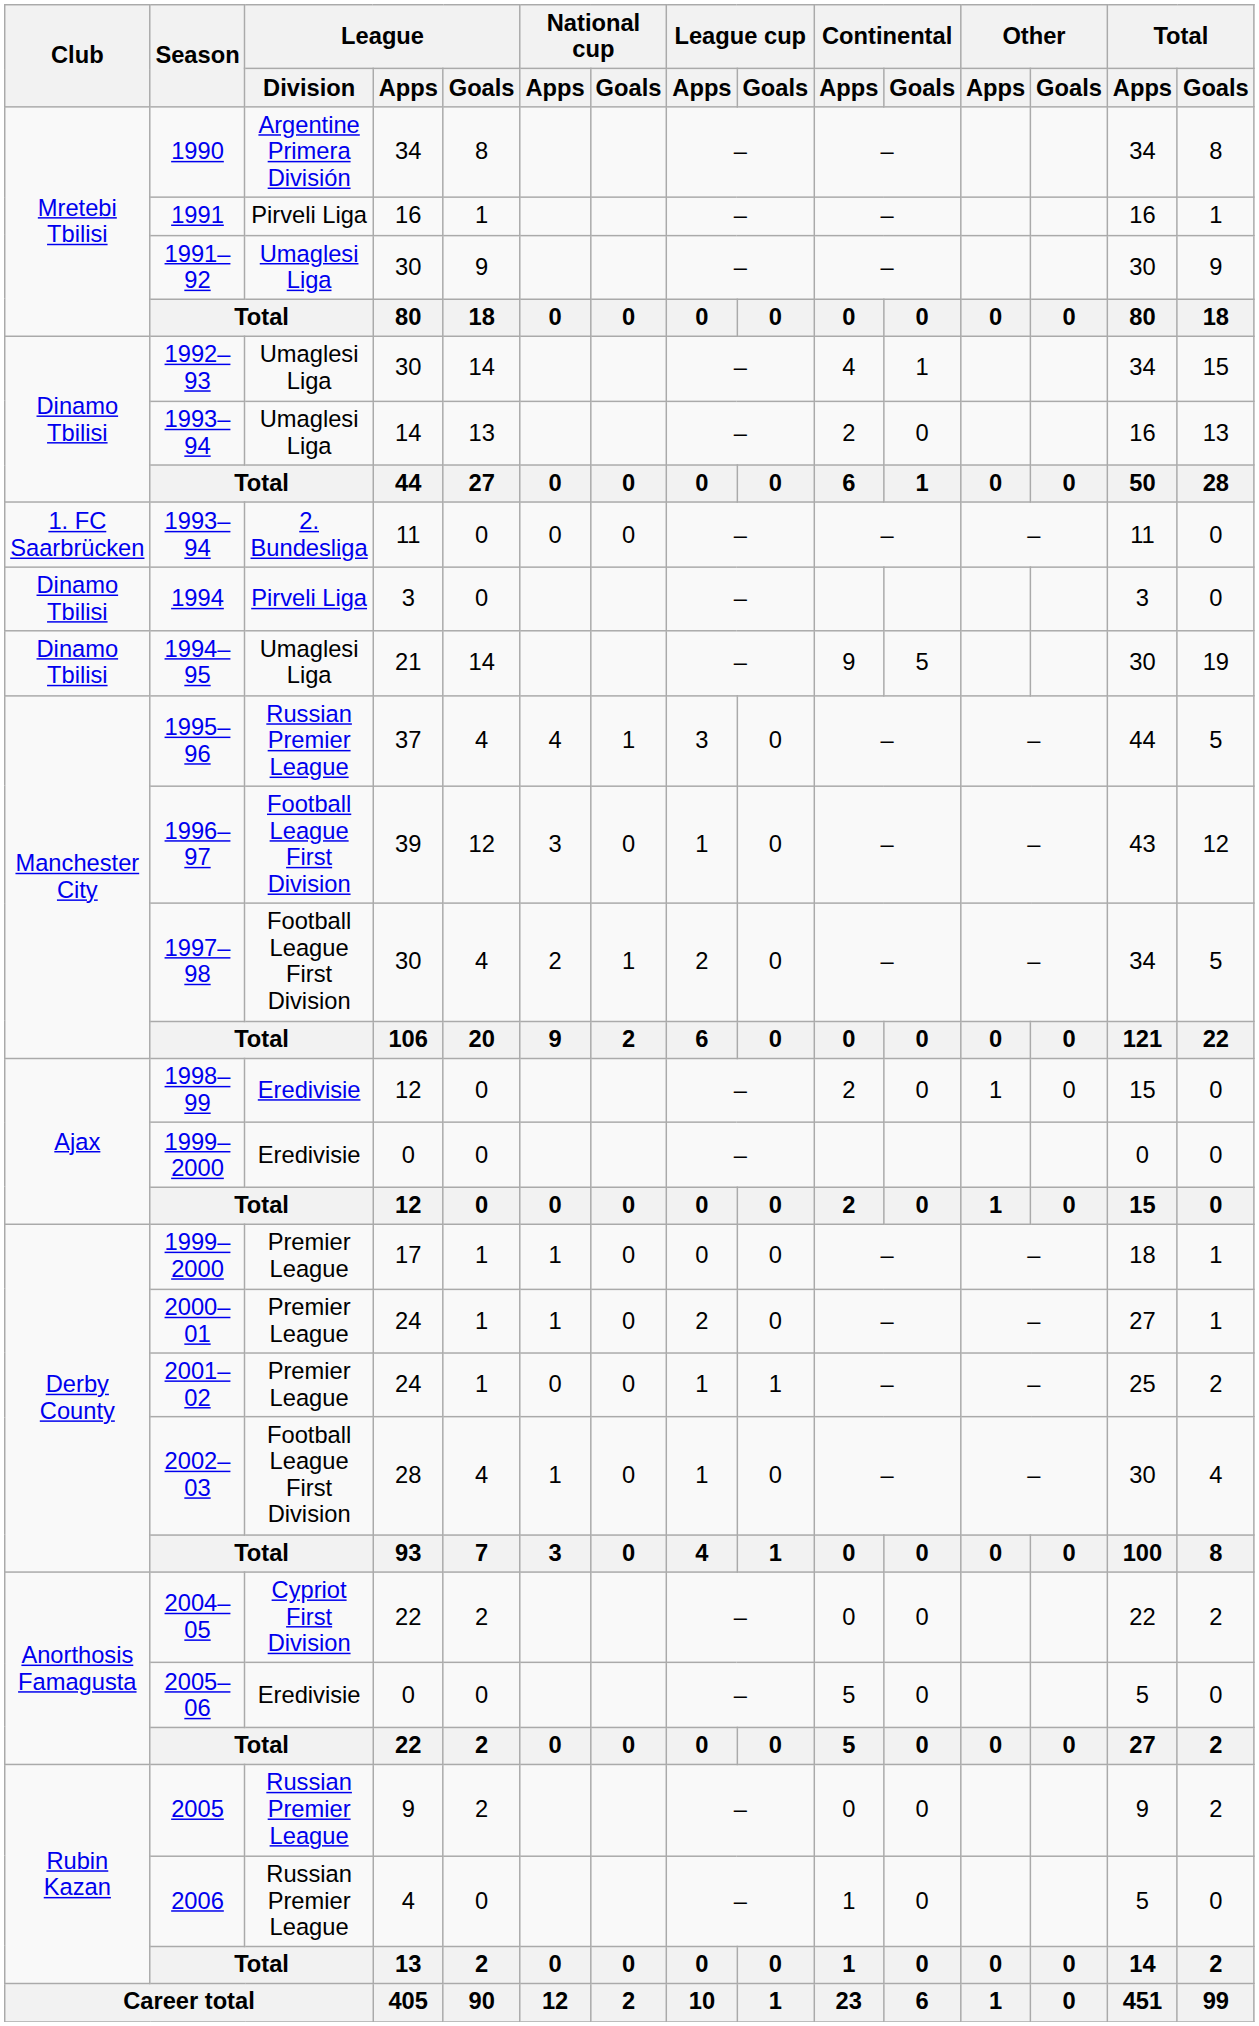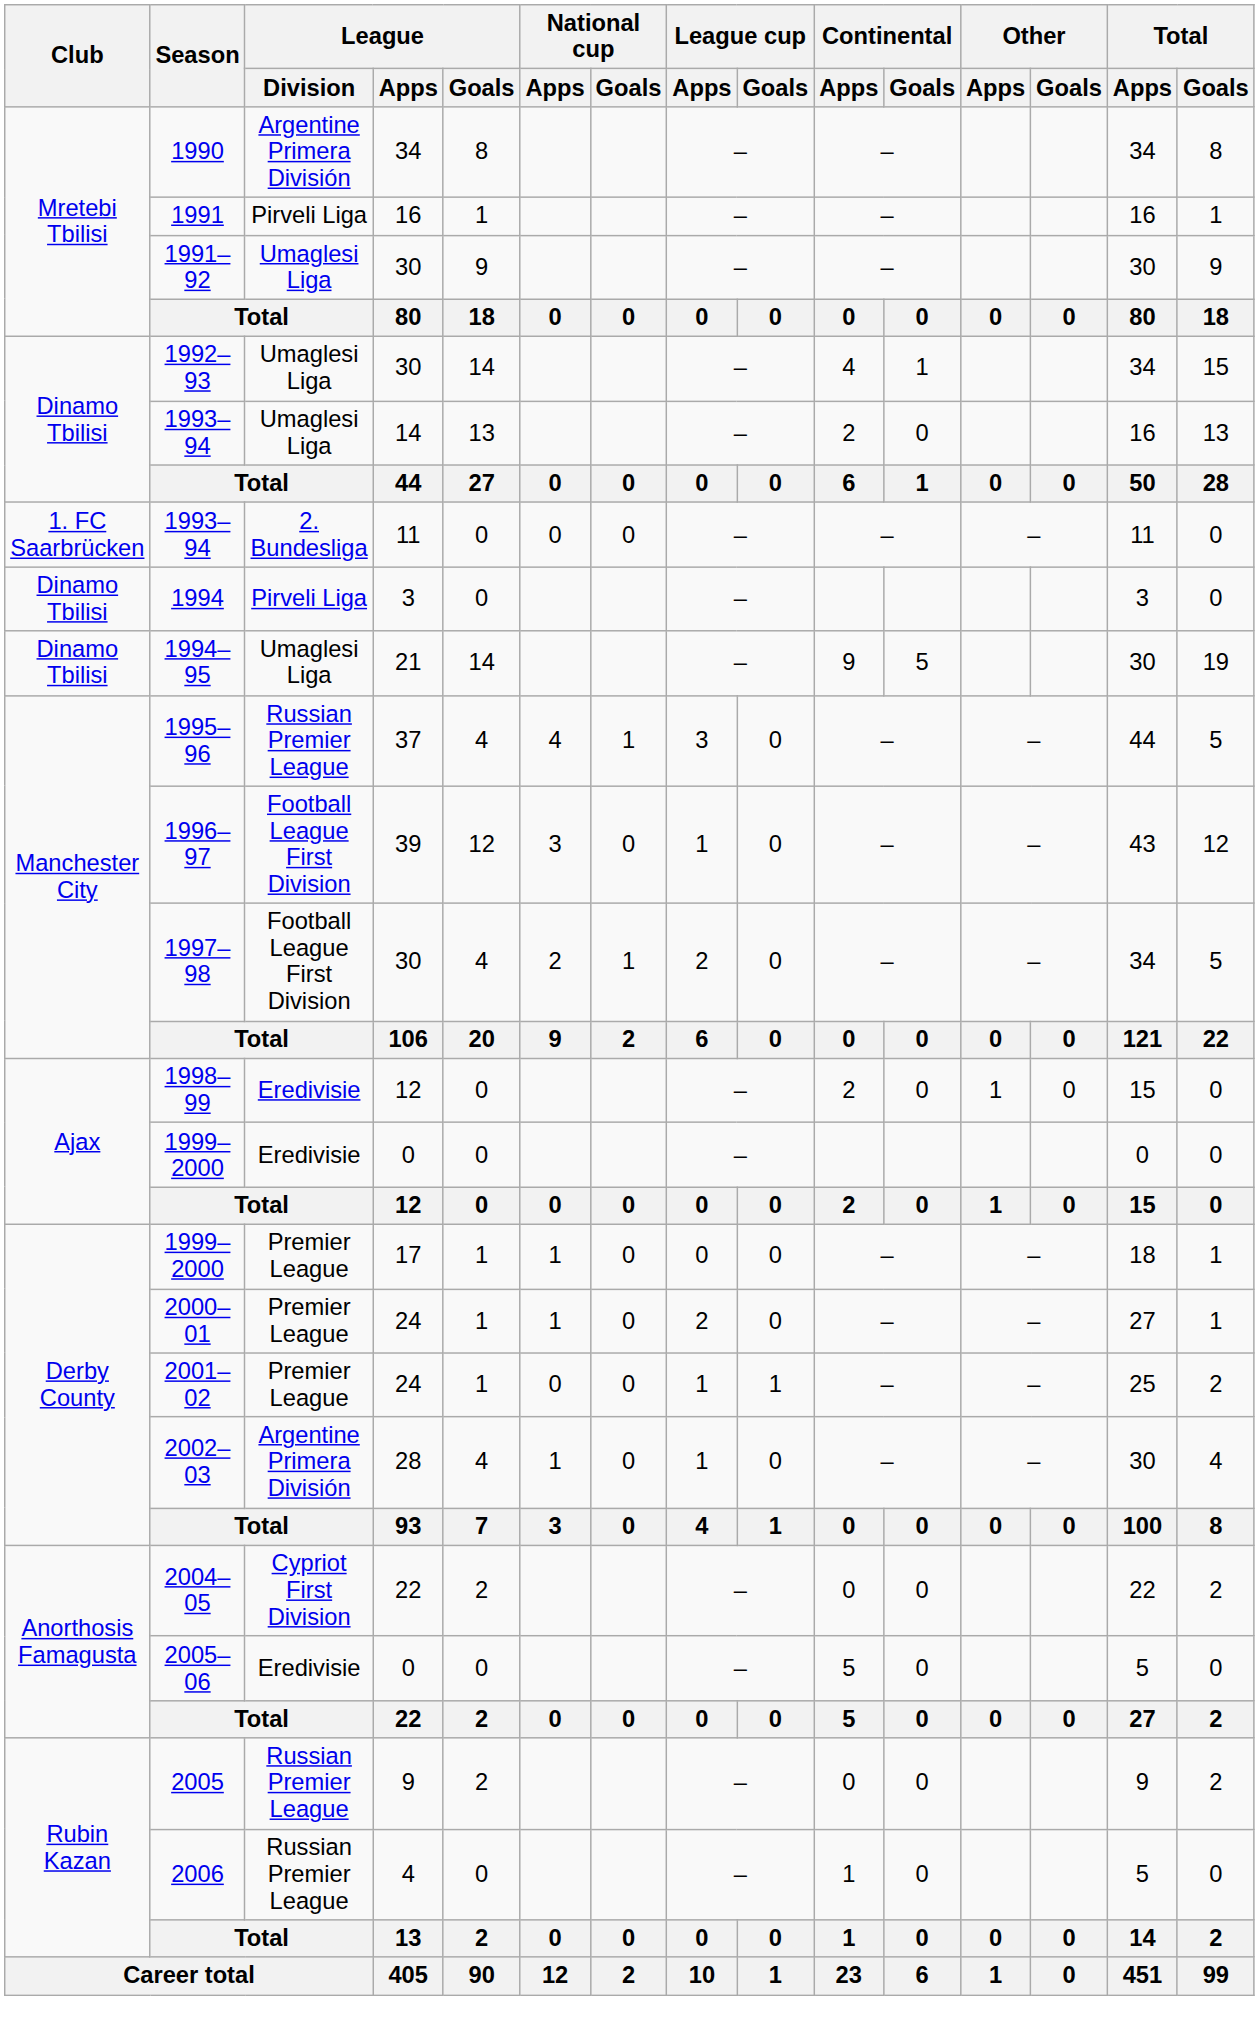(309, 1475) Football League First Division -> (309, 1462) Argentine Primera División
